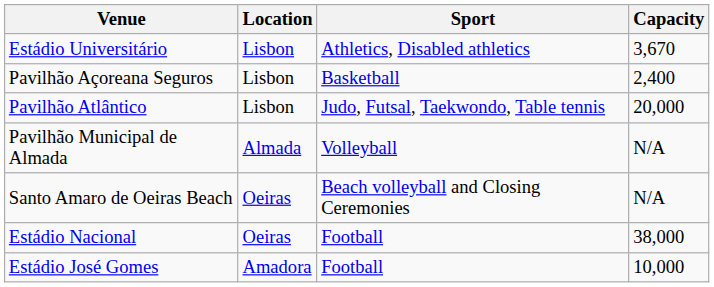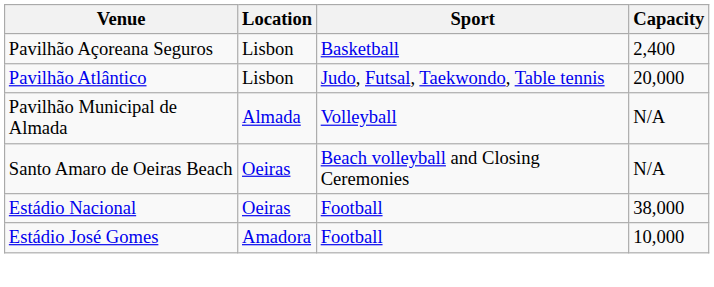- row: (88, 48)
